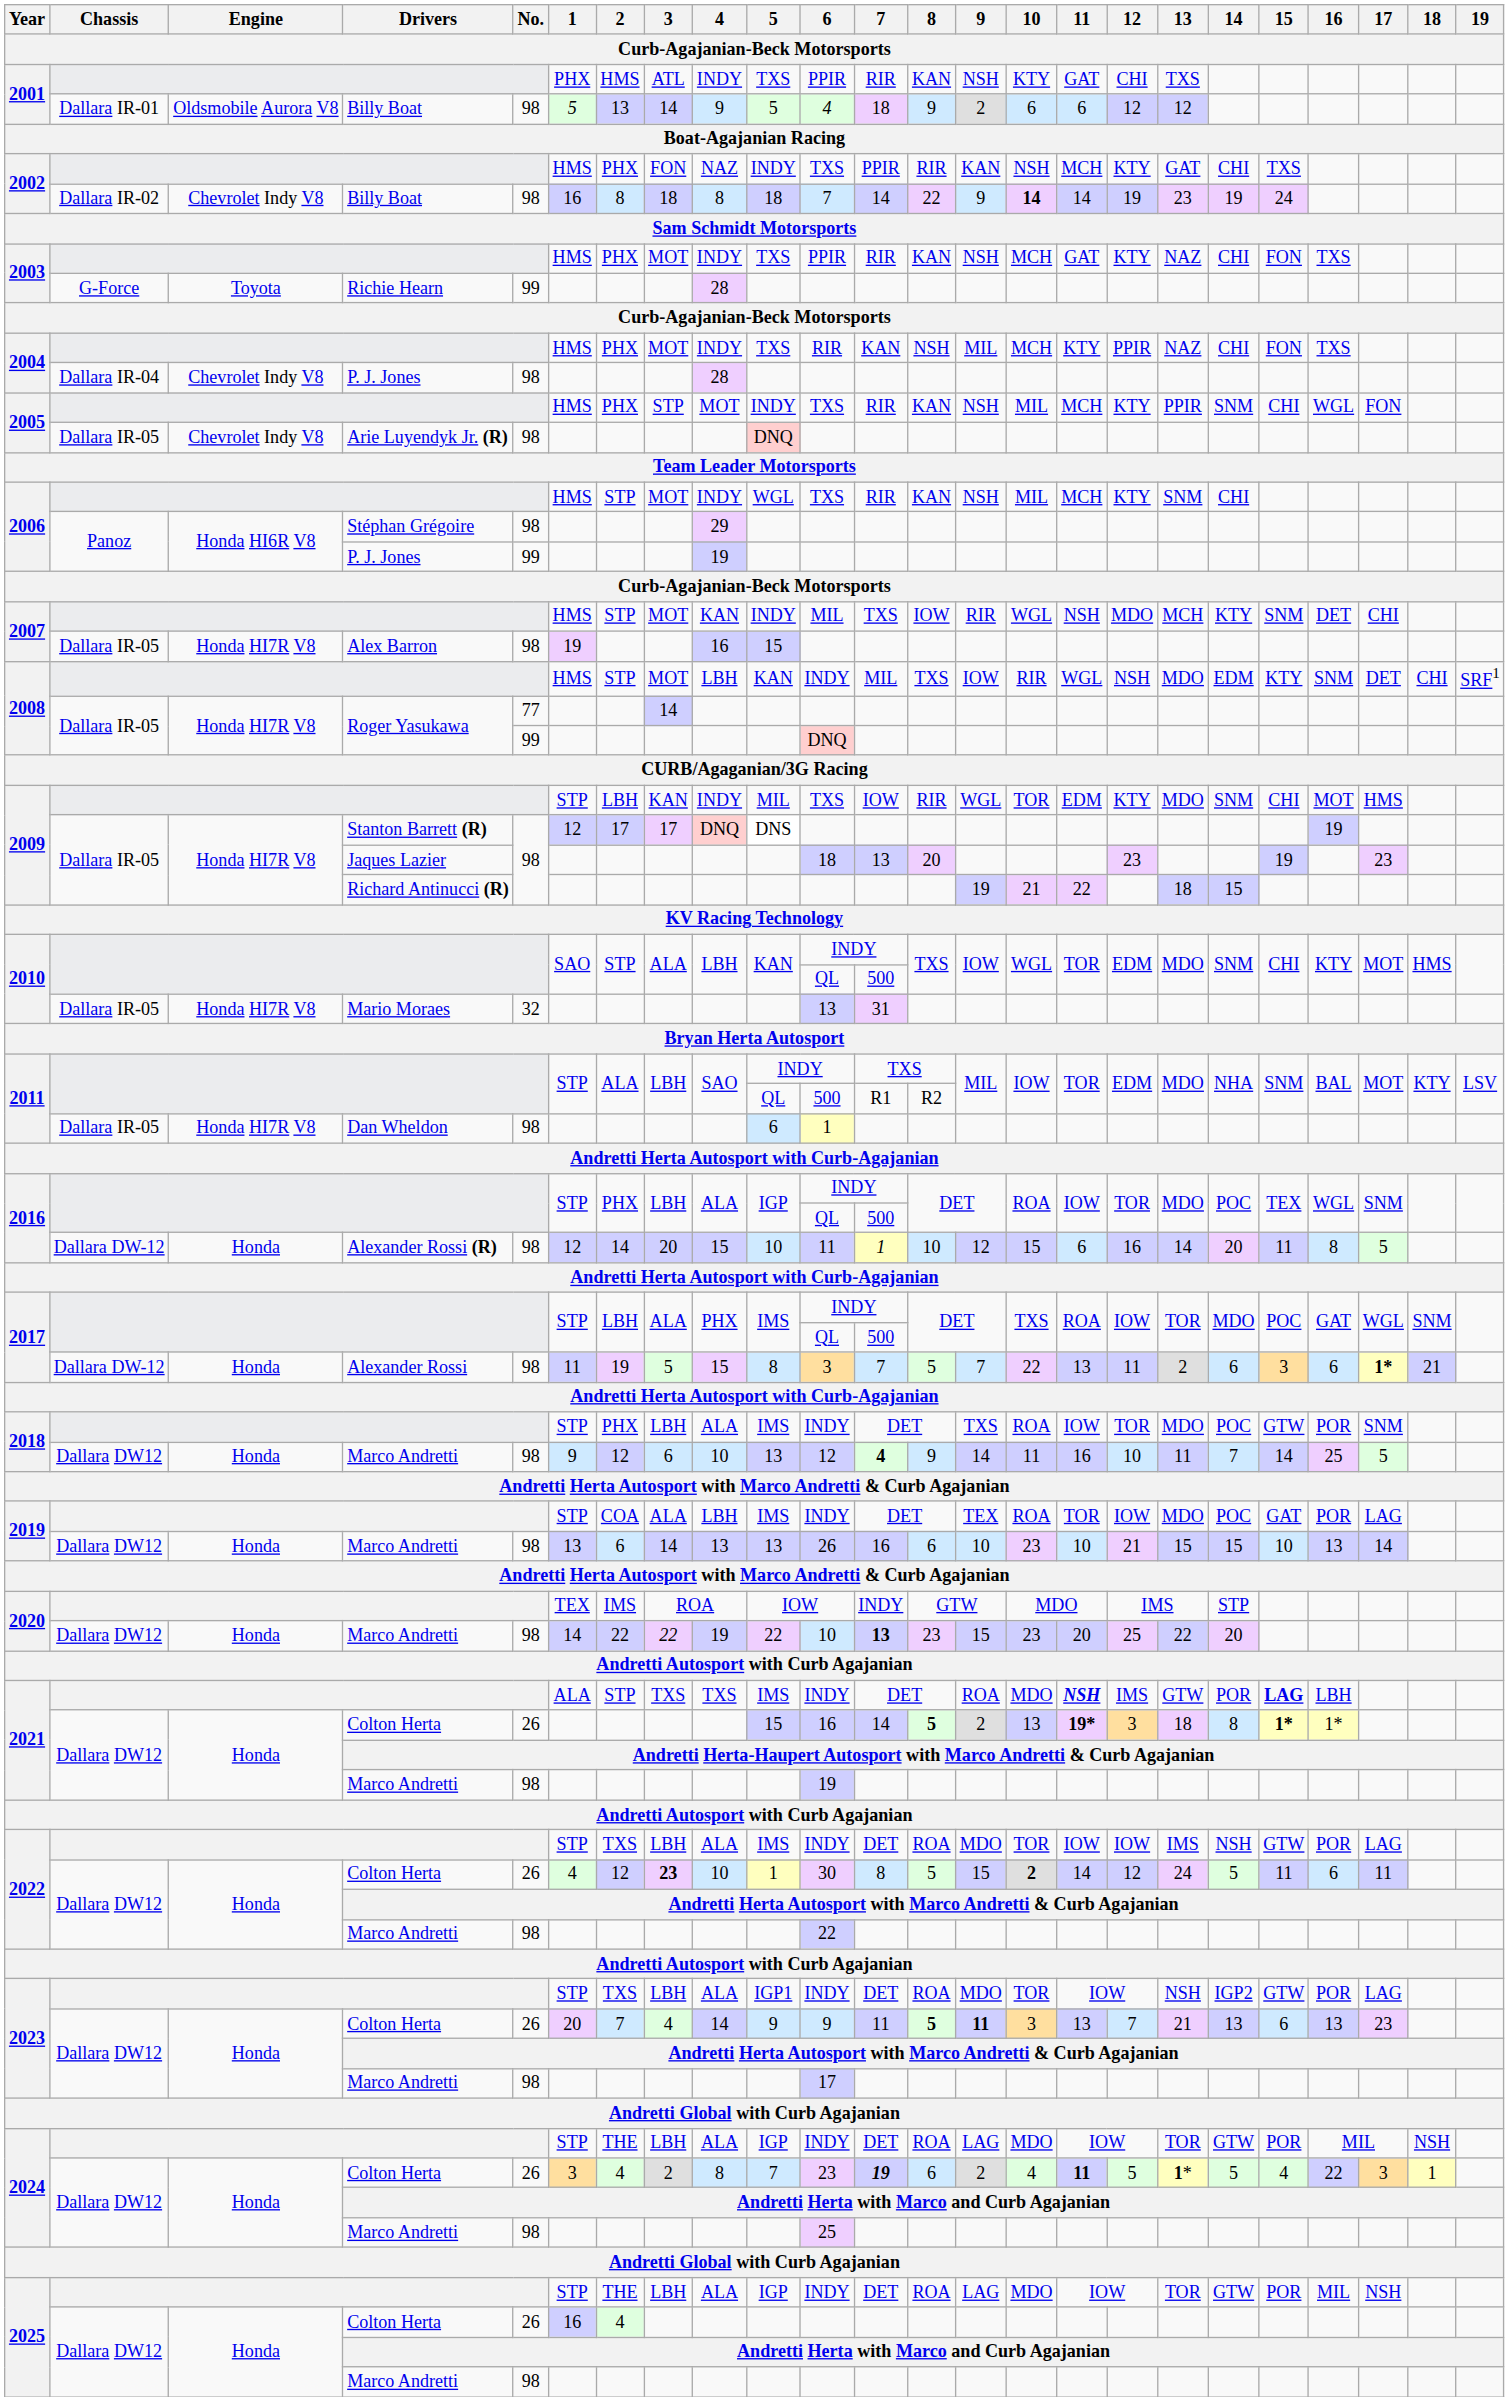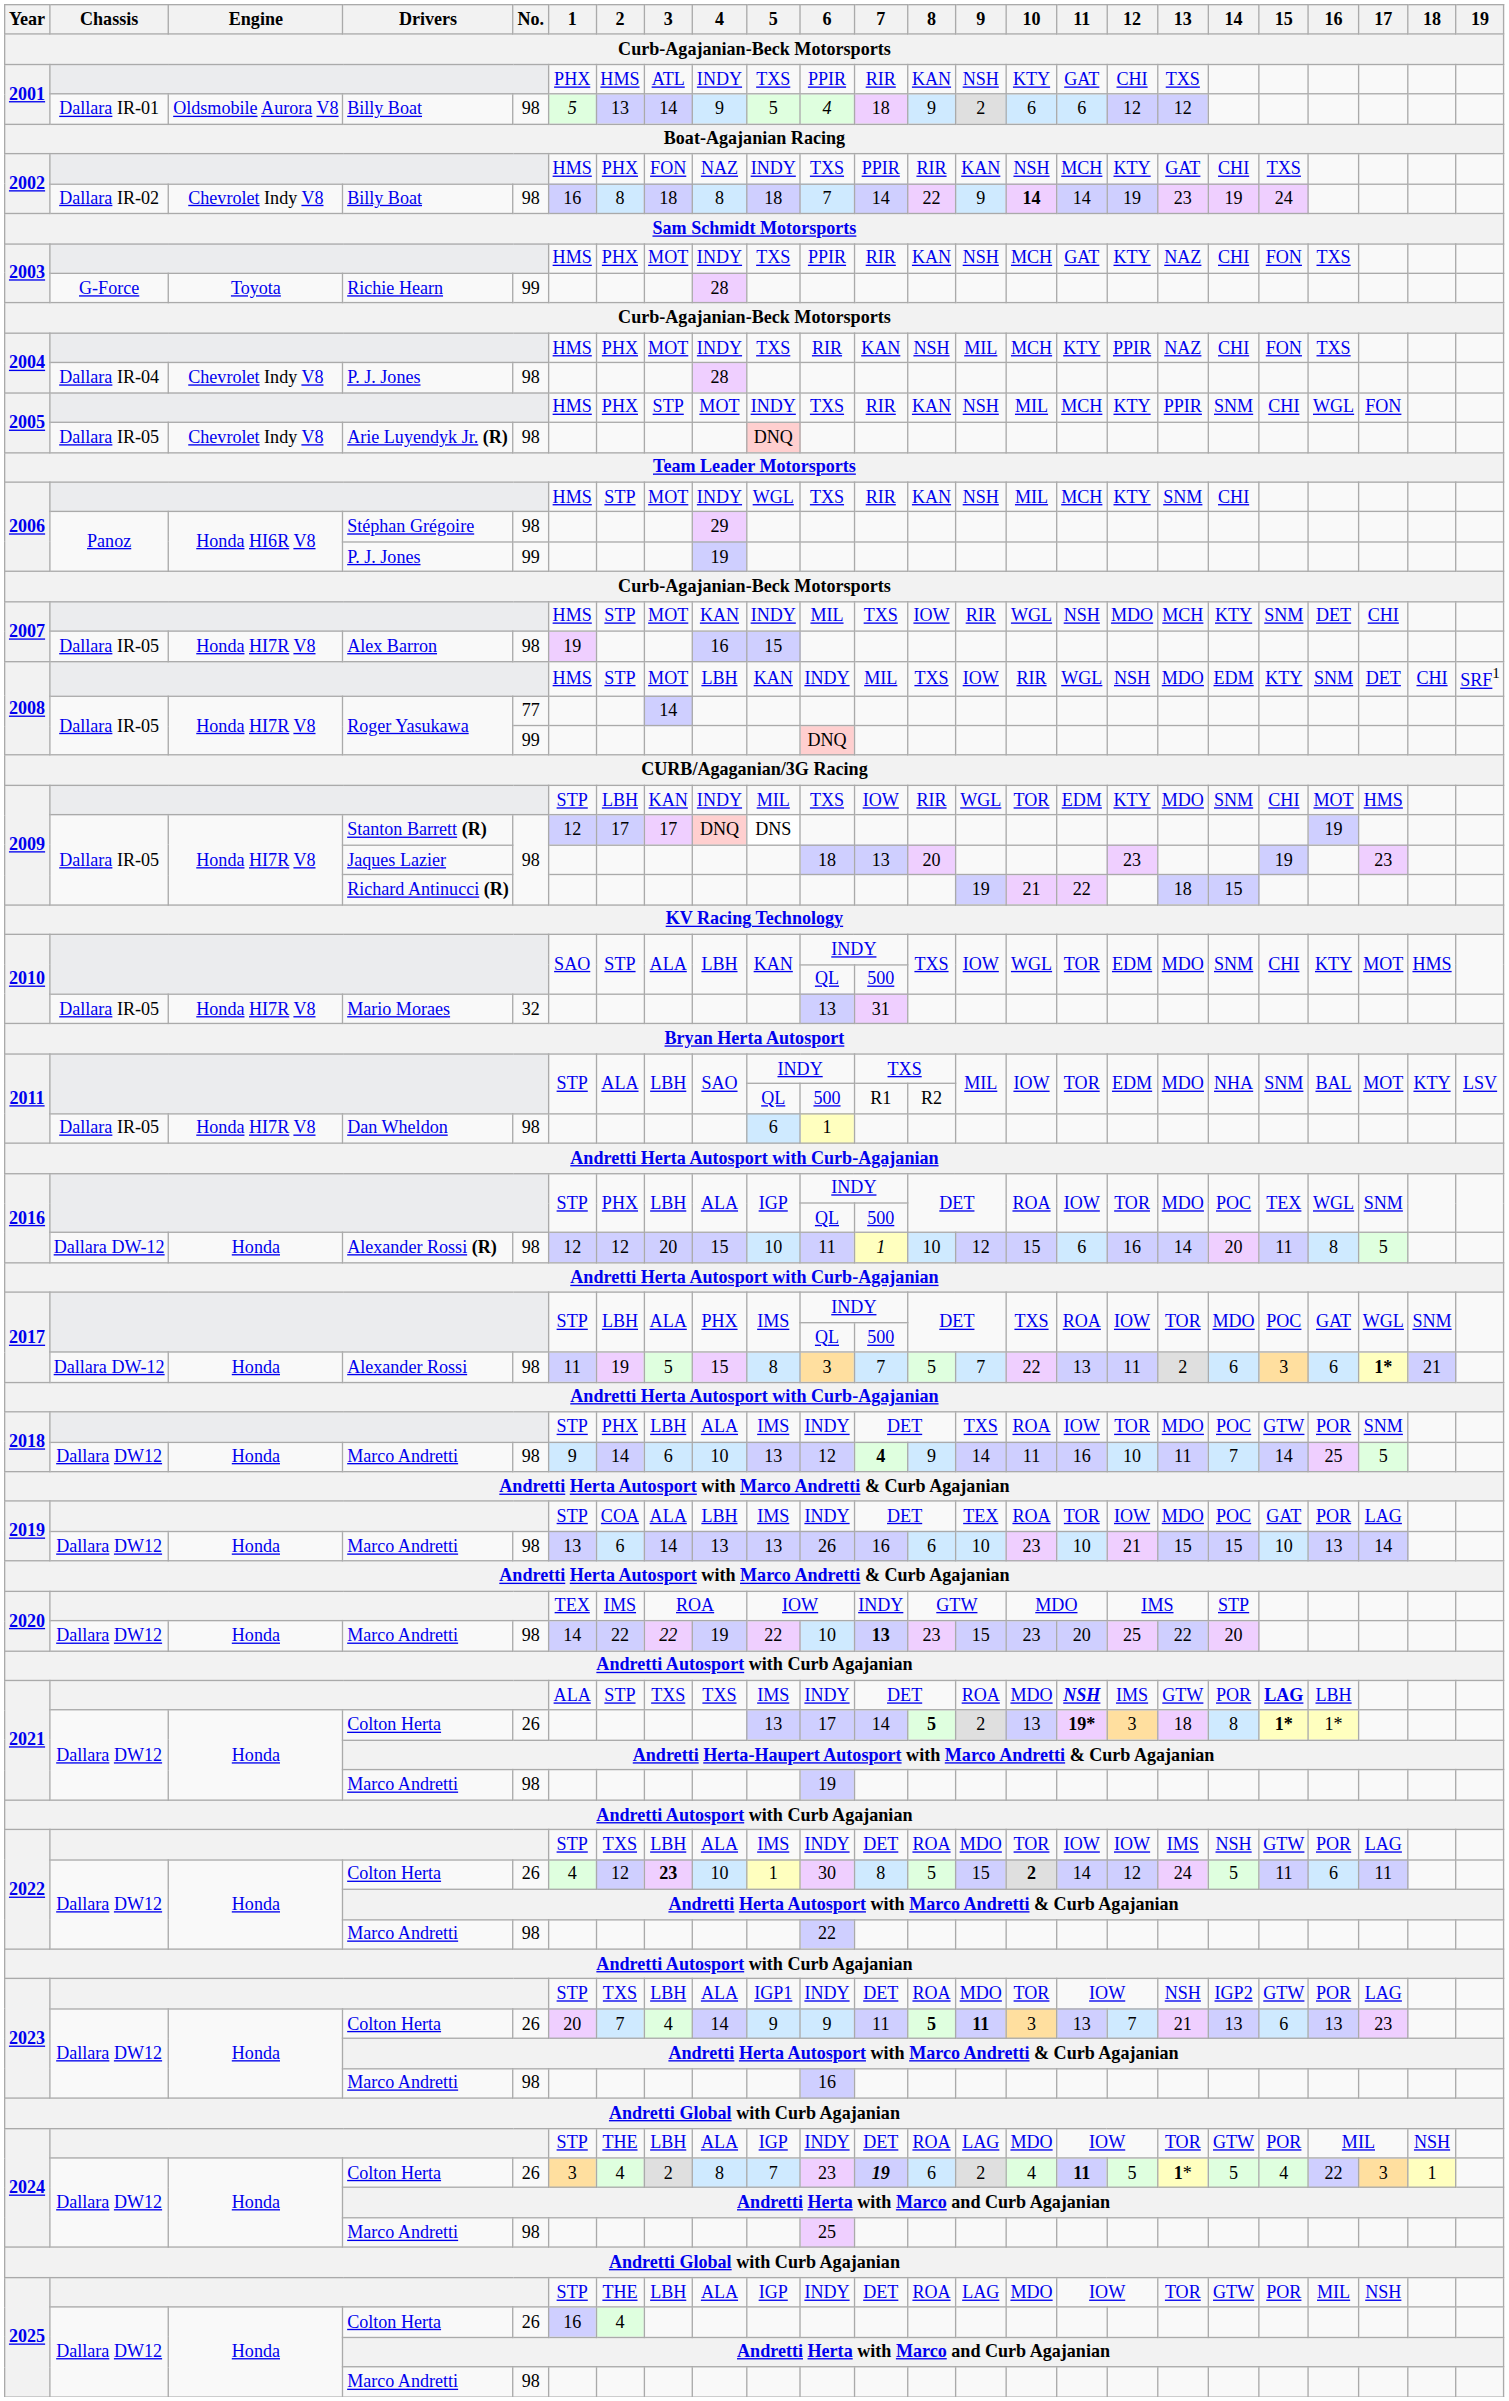(620, 1247) 14 -> (620, 1247) 12
(620, 1456) 12 -> (620, 1456) 14
(773, 1724) 15 -> (773, 1724) 13
(827, 1724) 16 -> (827, 1724) 17
(827, 2082) 17 -> (827, 2082) 16
